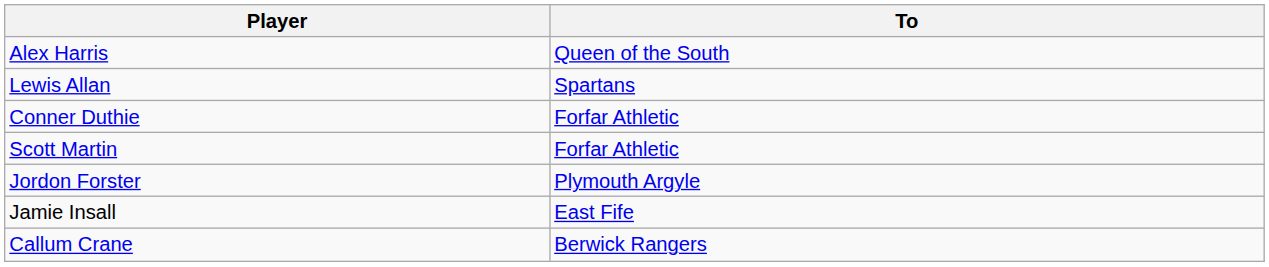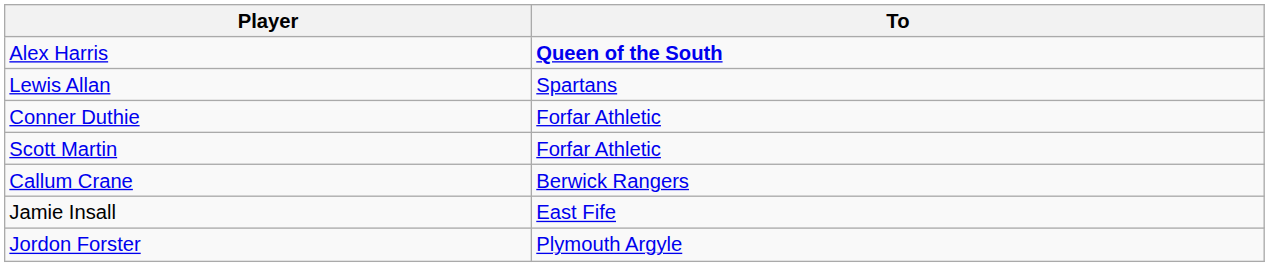(642, 53) normal -> (629, 53) bold
rows swapped: (71, 245) <-> (75, 181)
